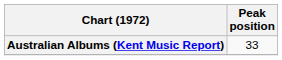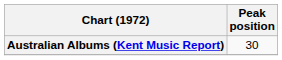(252, 45) 33 -> (252, 45) 30
